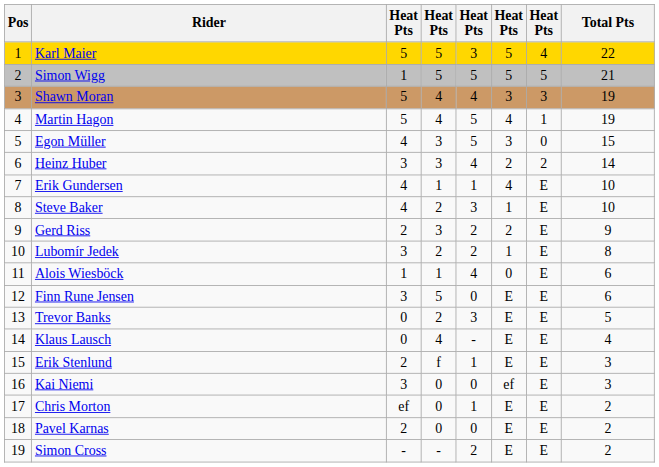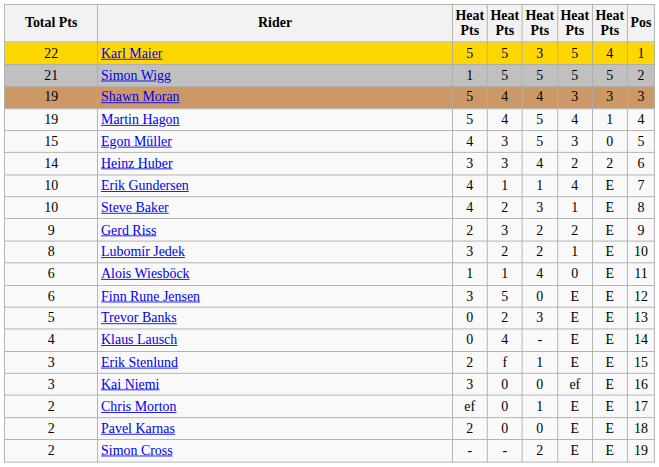columns swapped: (18, 23) <-> (608, 23)
